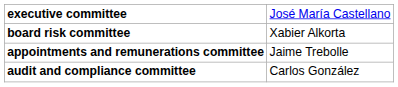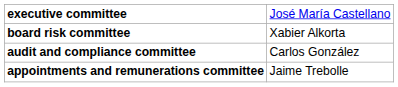rows swapped: (136, 52) <-> (101, 71)
